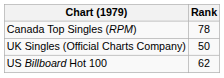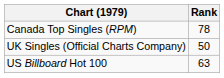(204, 64) 62 -> (204, 64) 63
